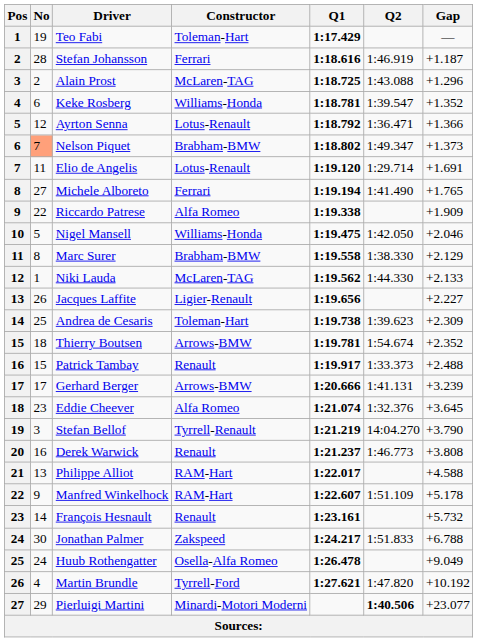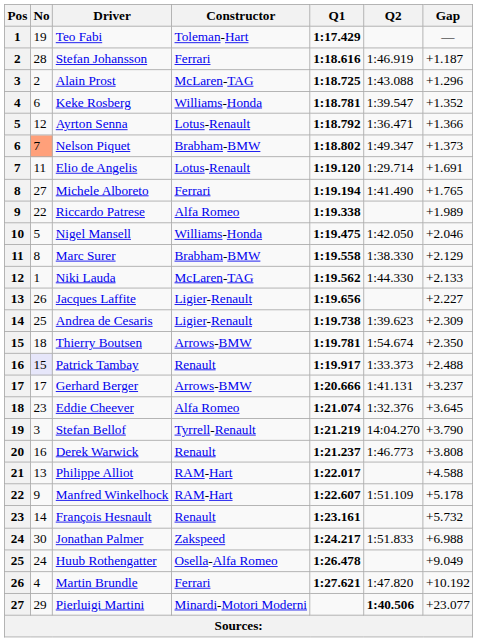(445, 211) +1.909 -> (445, 211) +1.989
(211, 320) Toleman-Hart -> (213, 320) Ligier-Renault
(445, 342) +2.352 -> (445, 342) +2.350
(40, 364) no background -> (40, 364) lavender background
(445, 386) +3.239 -> (445, 386) +3.237
(445, 538) +6.788 -> (445, 538) +6.988
(207, 582) Tyrrell-Ford -> (192, 582) Ferrari
